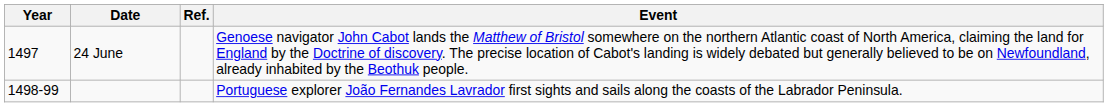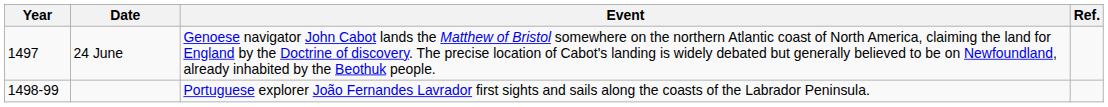columns swapped: (658, 15) <-> (197, 15)
